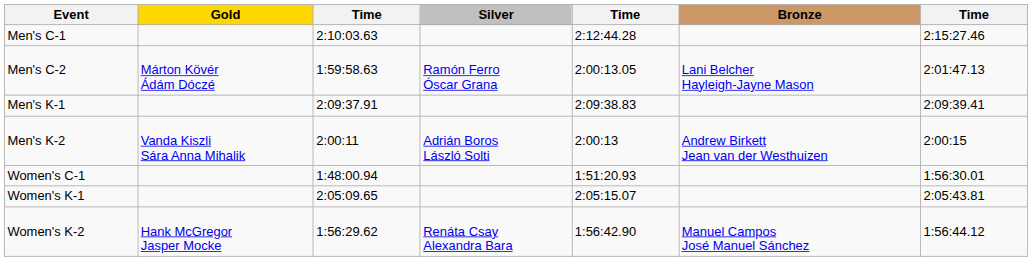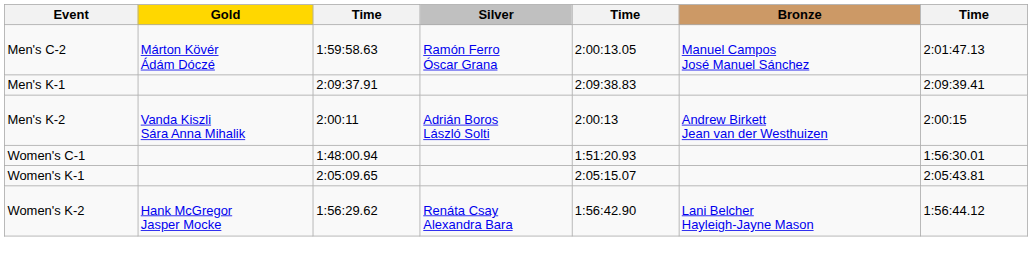- row: (37, 35)
(748, 77) Lani Belcher Hayleigh-Jayne Mason -> (746, 57) Manuel Campos José Manuel Sánchez
(746, 238) Manuel Campos José Manuel Sánchez -> (748, 218) Lani Belcher Hayleigh-Jayne Mason
